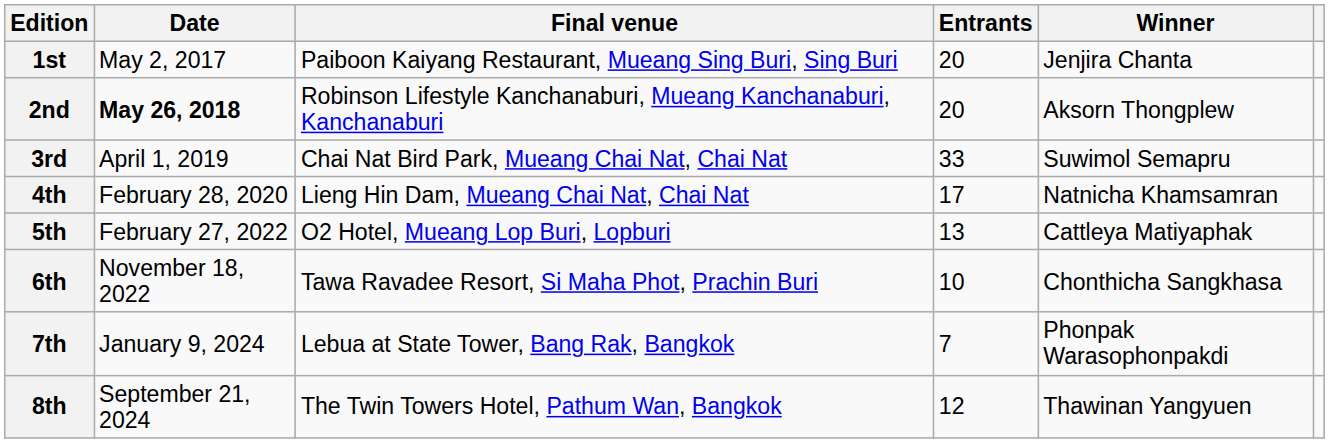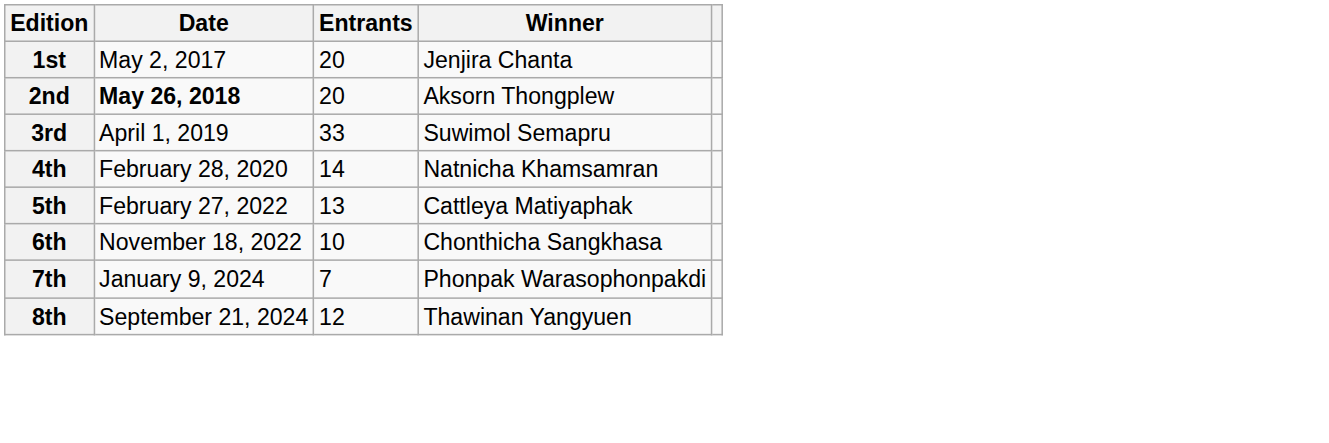- column: (615, 23)
(952, 195) 17 -> (332, 170) 14
